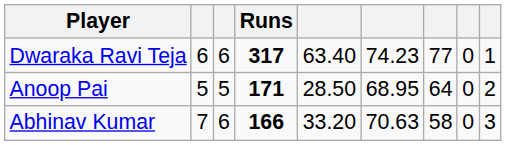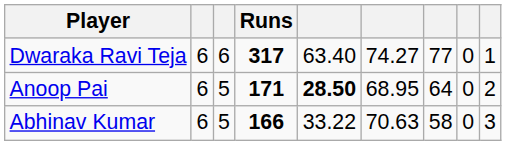(392, 55) 74.23 -> (392, 55) 74.27
(202, 88) 5 -> (202, 88) 6
(329, 88) normal -> (329, 88) bold
(202, 122) 7 -> (202, 122) 6
(224, 122) 6 -> (224, 122) 5
(329, 122) 33.20 -> (329, 122) 33.22
